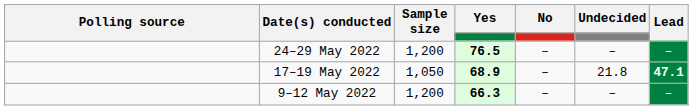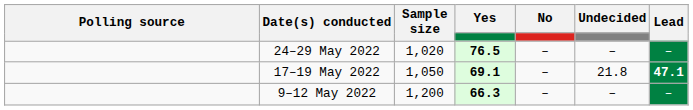(425, 51) 1,200 -> (425, 51) 1,020
(485, 72) 68.9 -> (485, 72) 69.1
